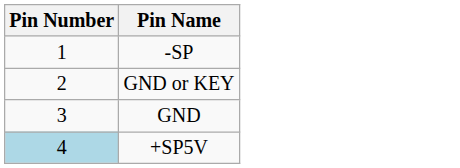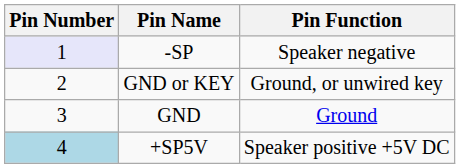+ column: (347, 20)
(62, 52) no background -> (62, 52) lavender background
